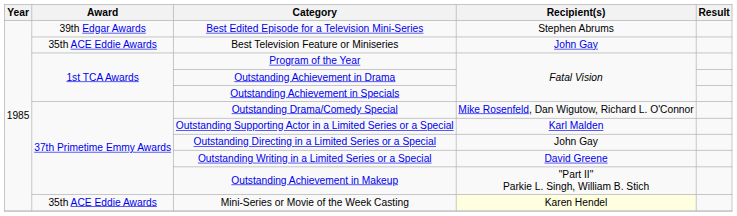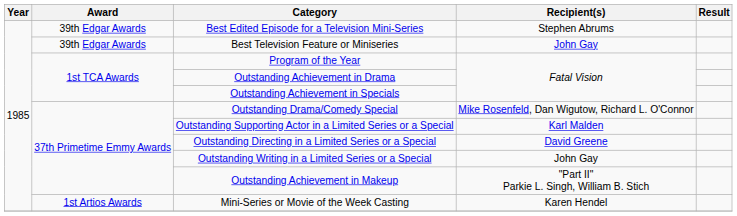(103, 45) 35th ACE Eddie Awards -> (103, 45) 39th Edgar Awards
(576, 142) John Gay -> (576, 142) David Greene
(576, 158) David Greene -> (576, 158) John Gay
(103, 202) 35th ACE Eddie Awards -> (103, 202) 1st Artios Awards
(576, 202) lightyellow background -> (576, 202) no background
